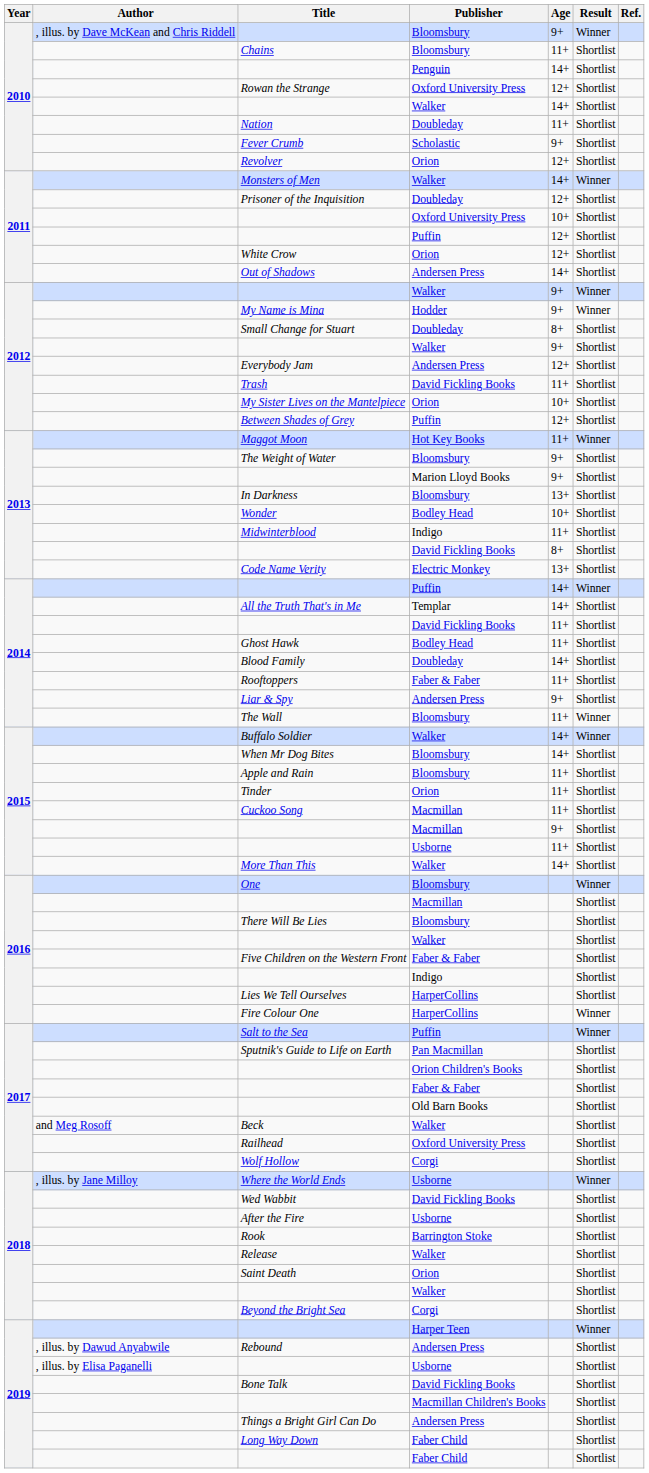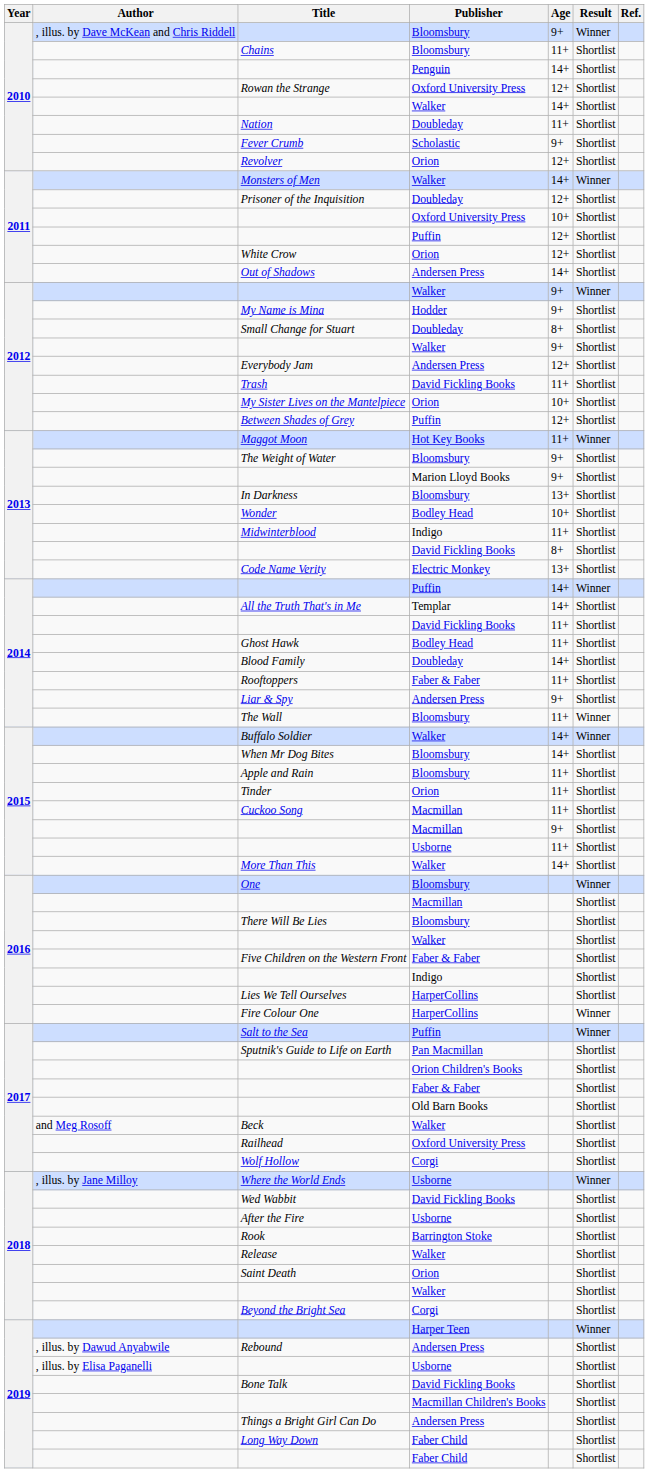(593, 310) Winner -> (596, 310) Shortlist
